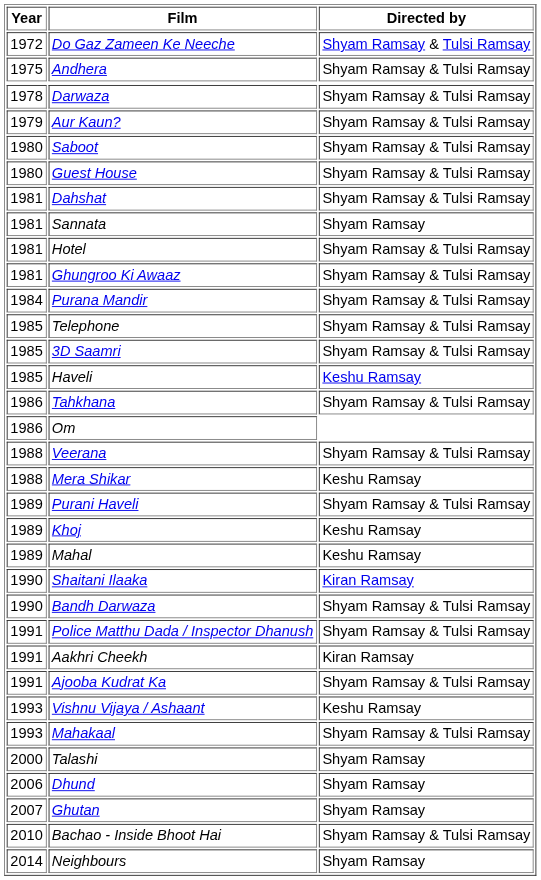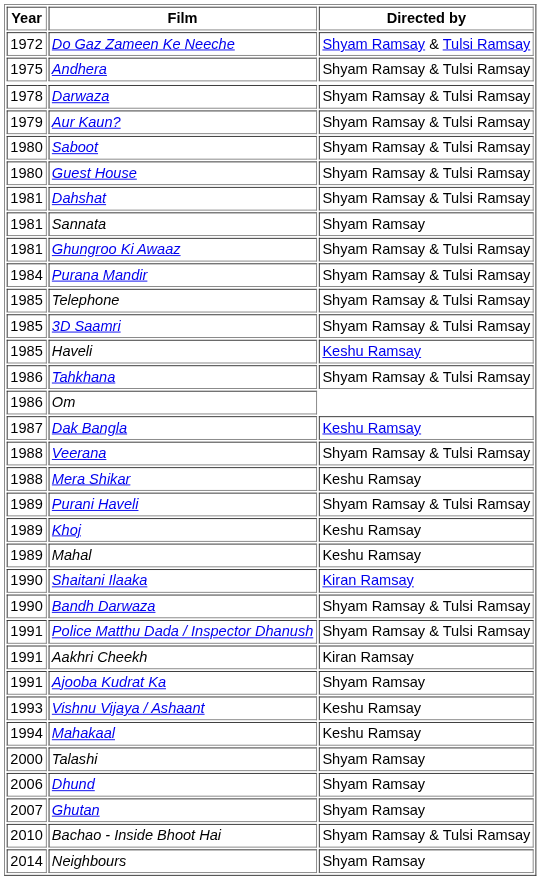- row: (69, 249)
+ row: (89, 428)
(426, 682) Shyam Ramsay & Tulsi Ramsay -> (374, 682) Shyam Ramsay
(27, 733) 1993 -> (27, 733) 1994
(426, 733) Shyam Ramsay & Tulsi Ramsay -> (372, 733) Keshu Ramsay
